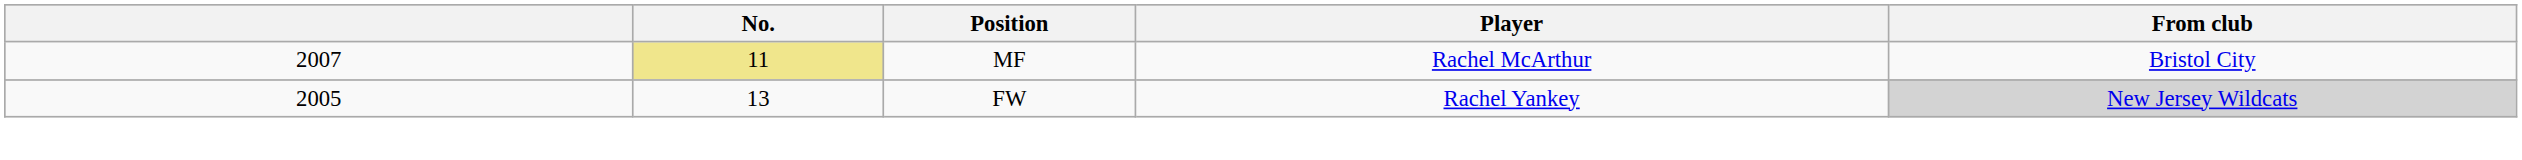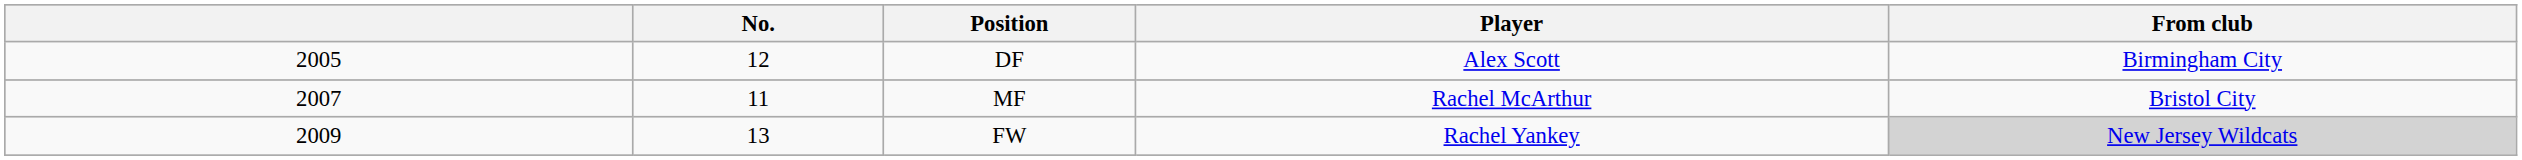+ row: (1009, 60)
(758, 60) khaki background -> (758, 97) no background
(319, 97) 2005 -> (319, 135) 2009
